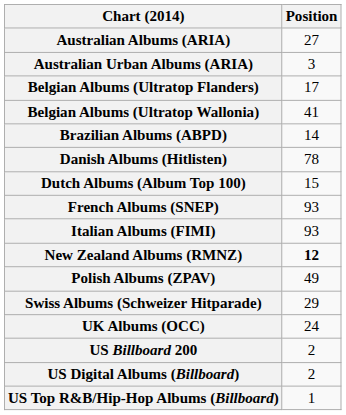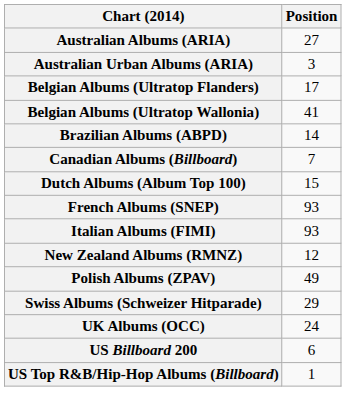+ row: (143, 159)
- row: (143, 159)
(312, 254) bold -> (312, 254) normal
(312, 350) 2 -> (312, 350) 6
- row: (143, 374)
